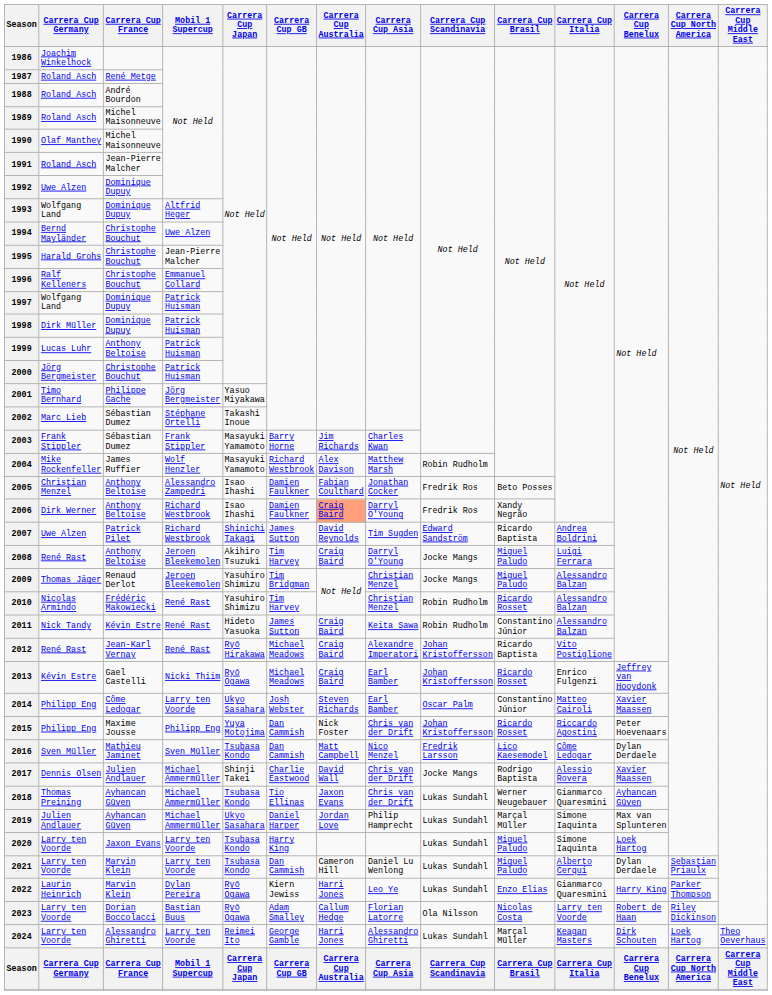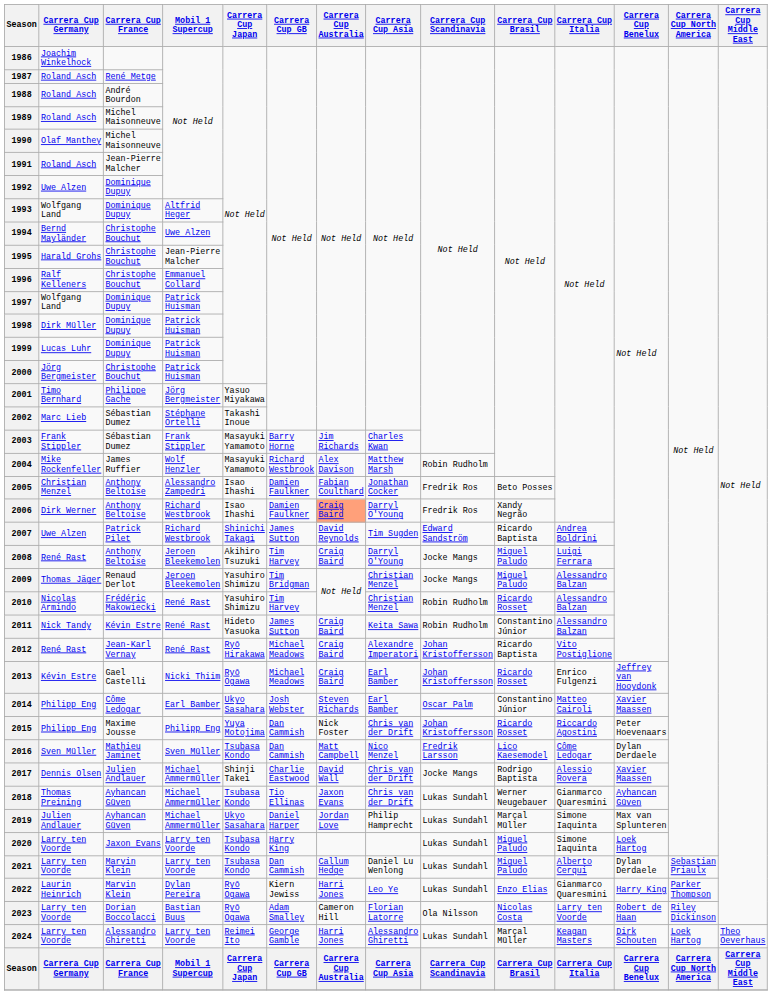(126, 349) Anthony Beltoise -> (128, 349) Dominique Dupuy
(188, 705) Larry ten Voorde -> (193, 705) Earl Bamber
(336, 867) Cameron Hill -> (334, 867) Callum Hedge
(334, 913) Callum Hedge -> (336, 913) Cameron Hill
